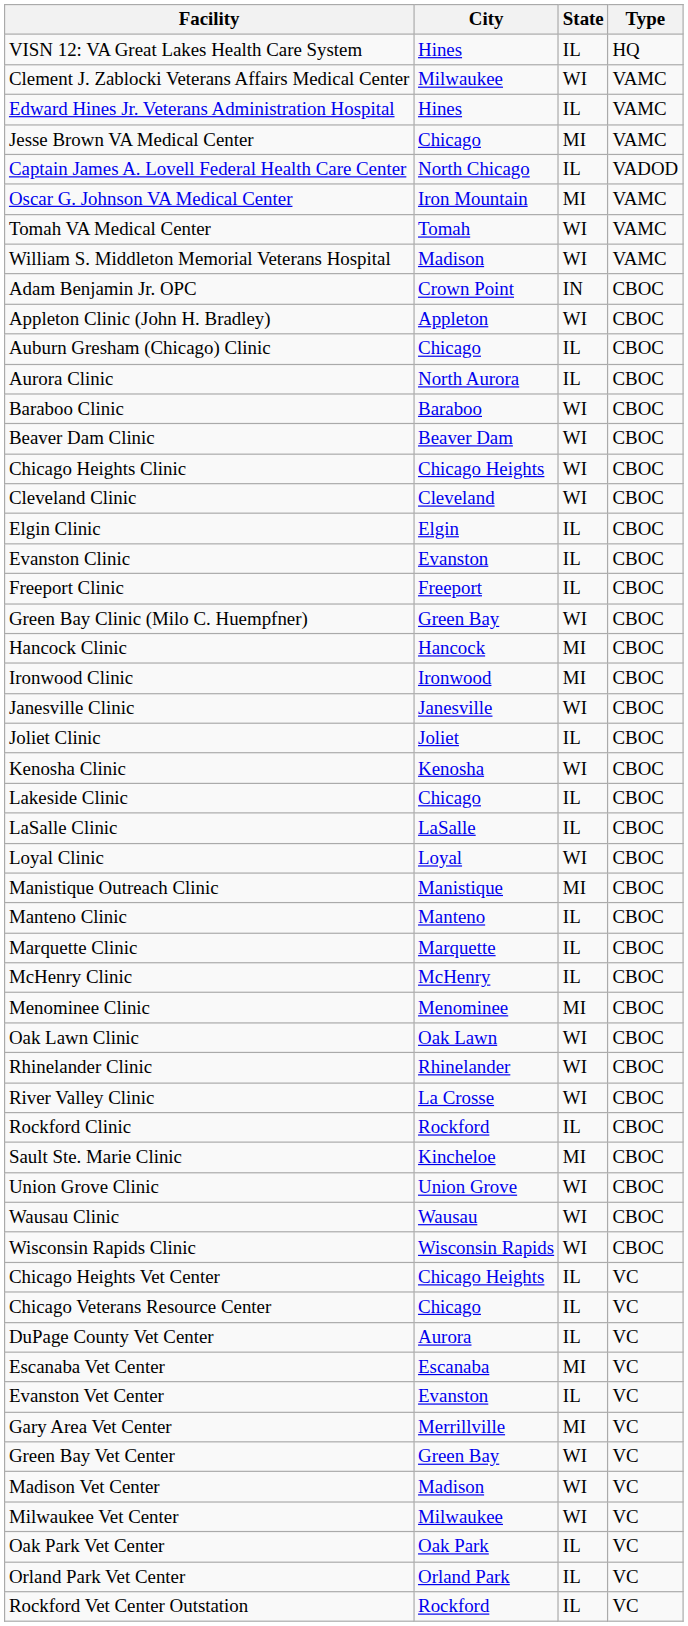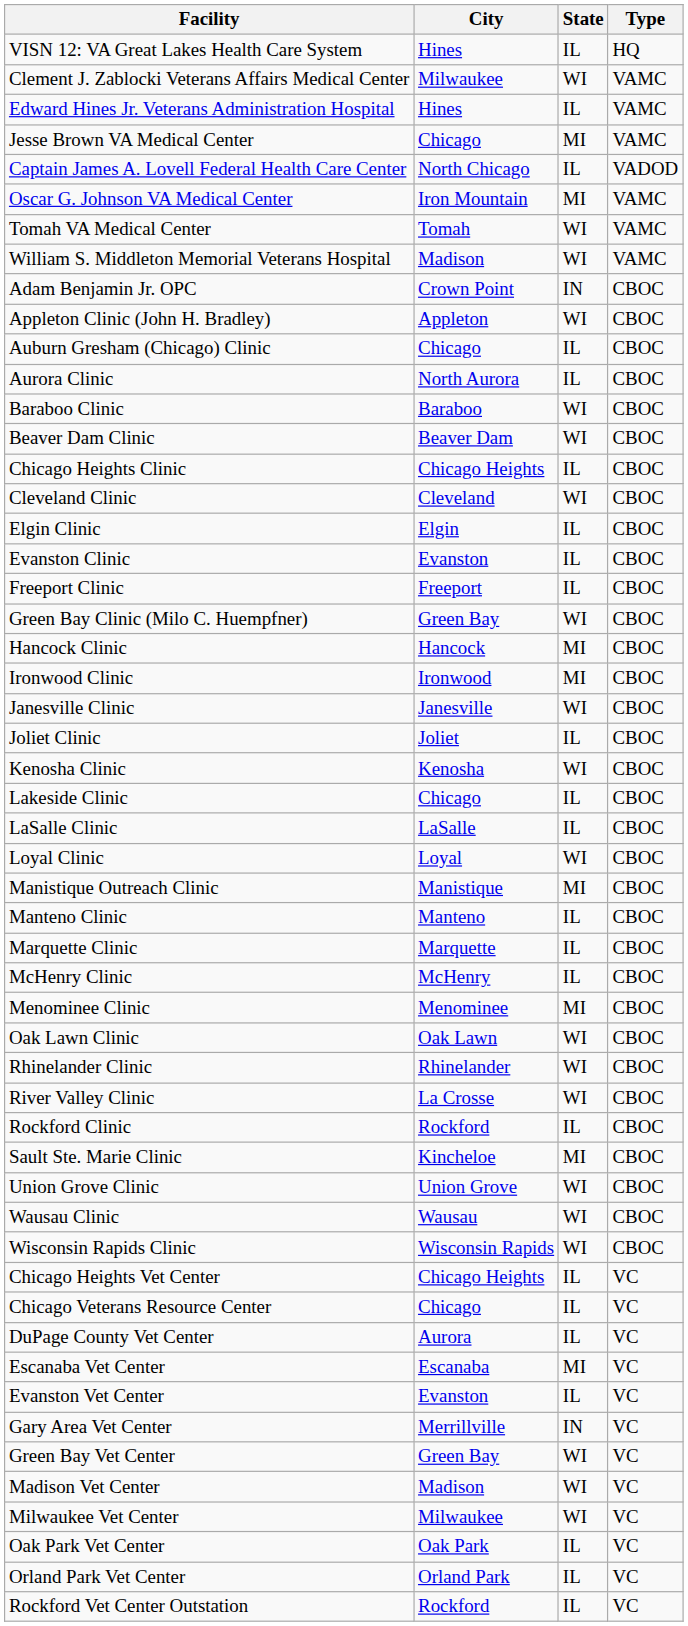(575, 468) WI -> (572, 468) IL
(574, 1426) MI -> (573, 1426) IN
